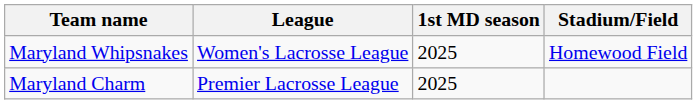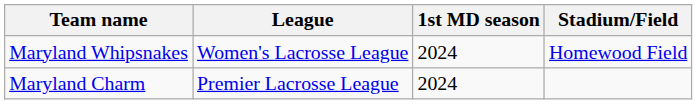(437, 51) 2025 -> (437, 51) 2024
(437, 83) 2025 -> (437, 83) 2024
